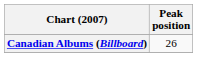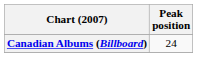(171, 43) 26 -> (171, 43) 24
